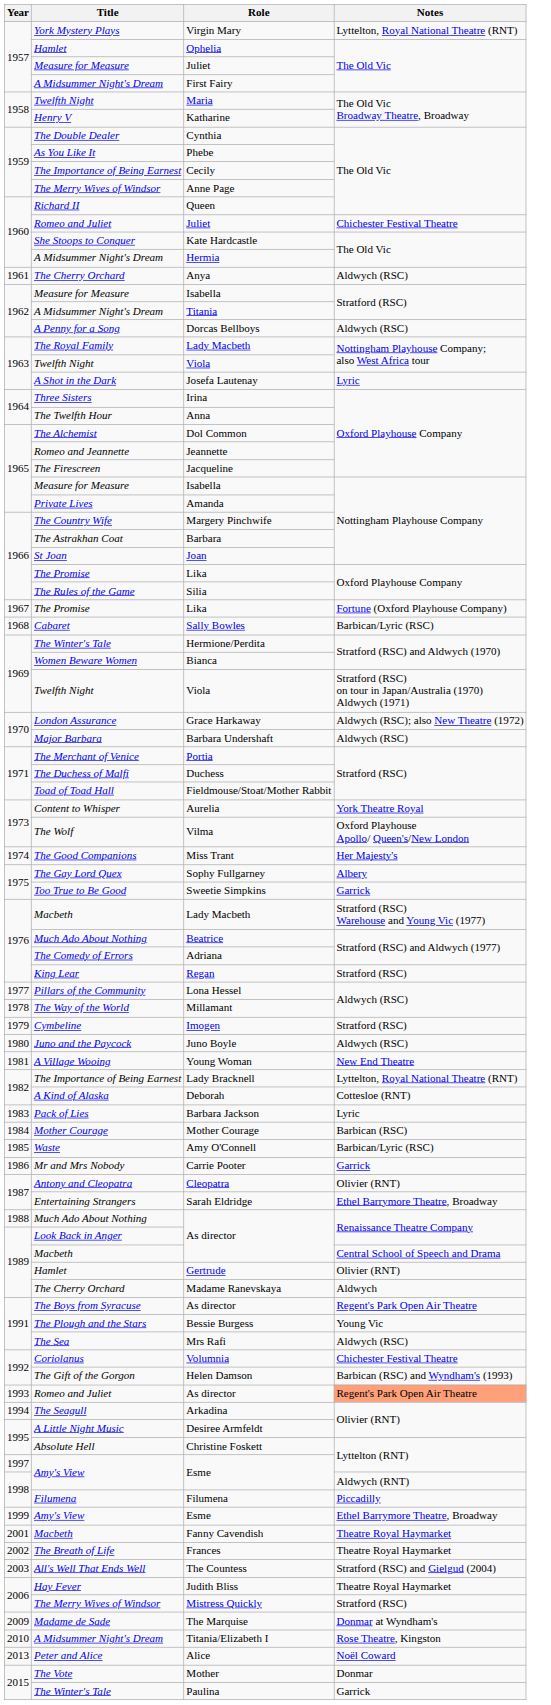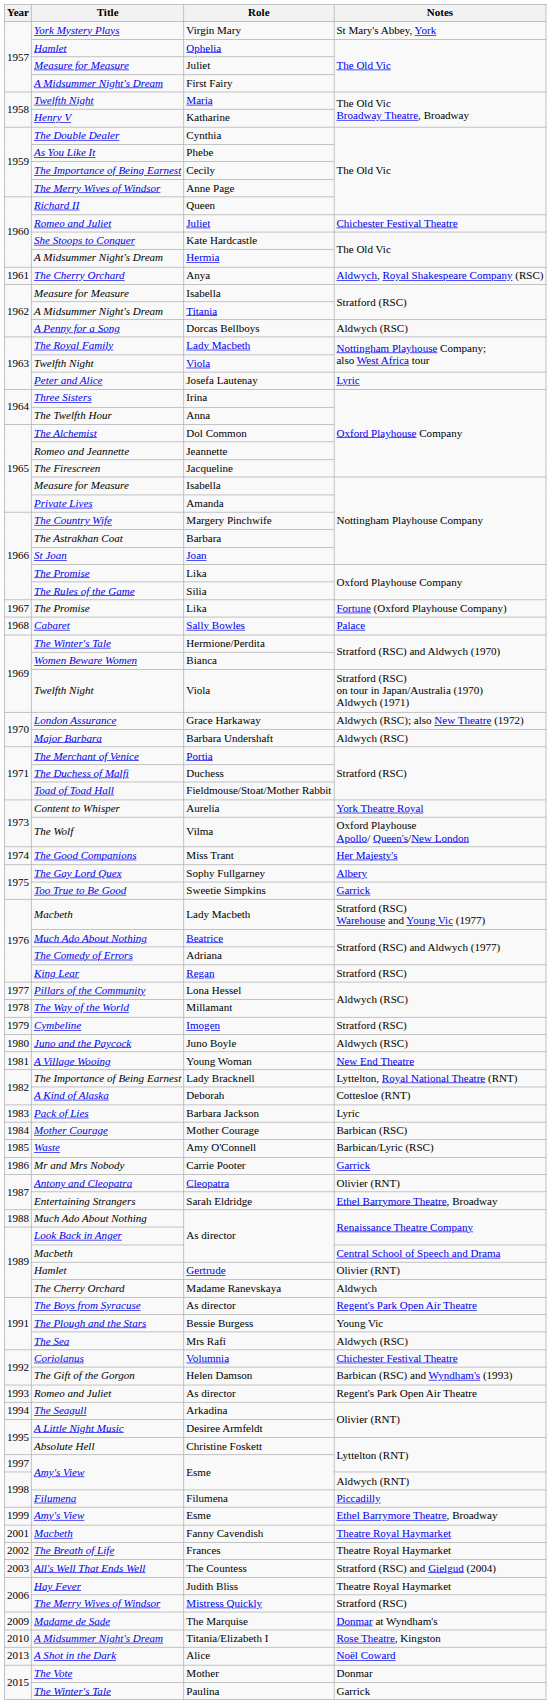(427, 30) Lyttelton, Royal National Theatre (RNT) -> (386, 30) St Mary's Abbey, York
(372, 275) Aldwych (RSC) -> (440, 275) Aldwych, Royal Shakespeare Company (RSC)
(75, 380) A Shot in the Dark -> (68, 380) Peter and Alice
(385, 626) Barbican/Lyric (RSC) -> (351, 626) Palace
(407, 1393) lightsalmon background -> (407, 1393) no background
(68, 1656) Peter and Alice -> (75, 1656) A Shot in the Dark
